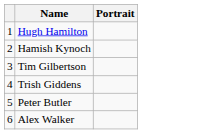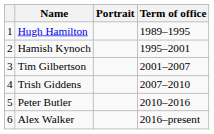+ column: (173, 13)
